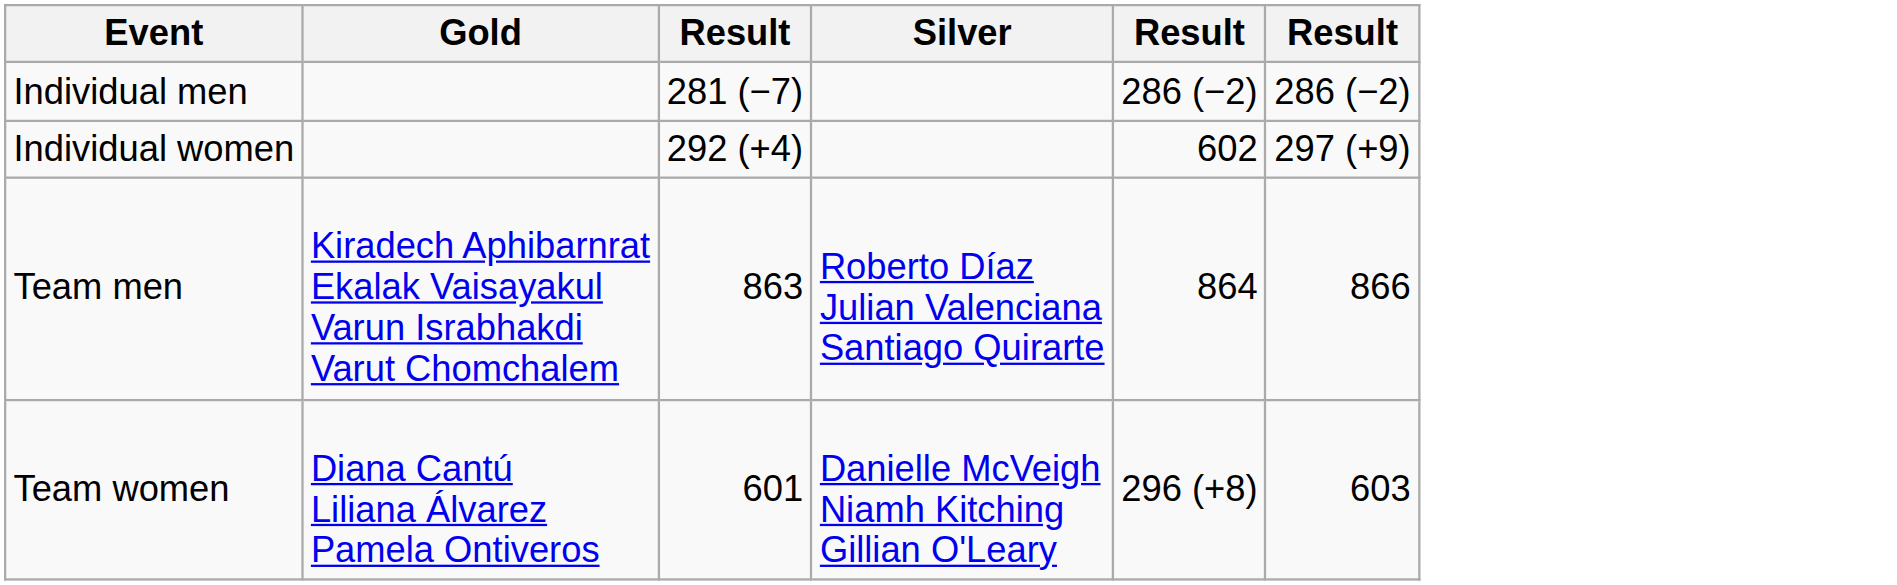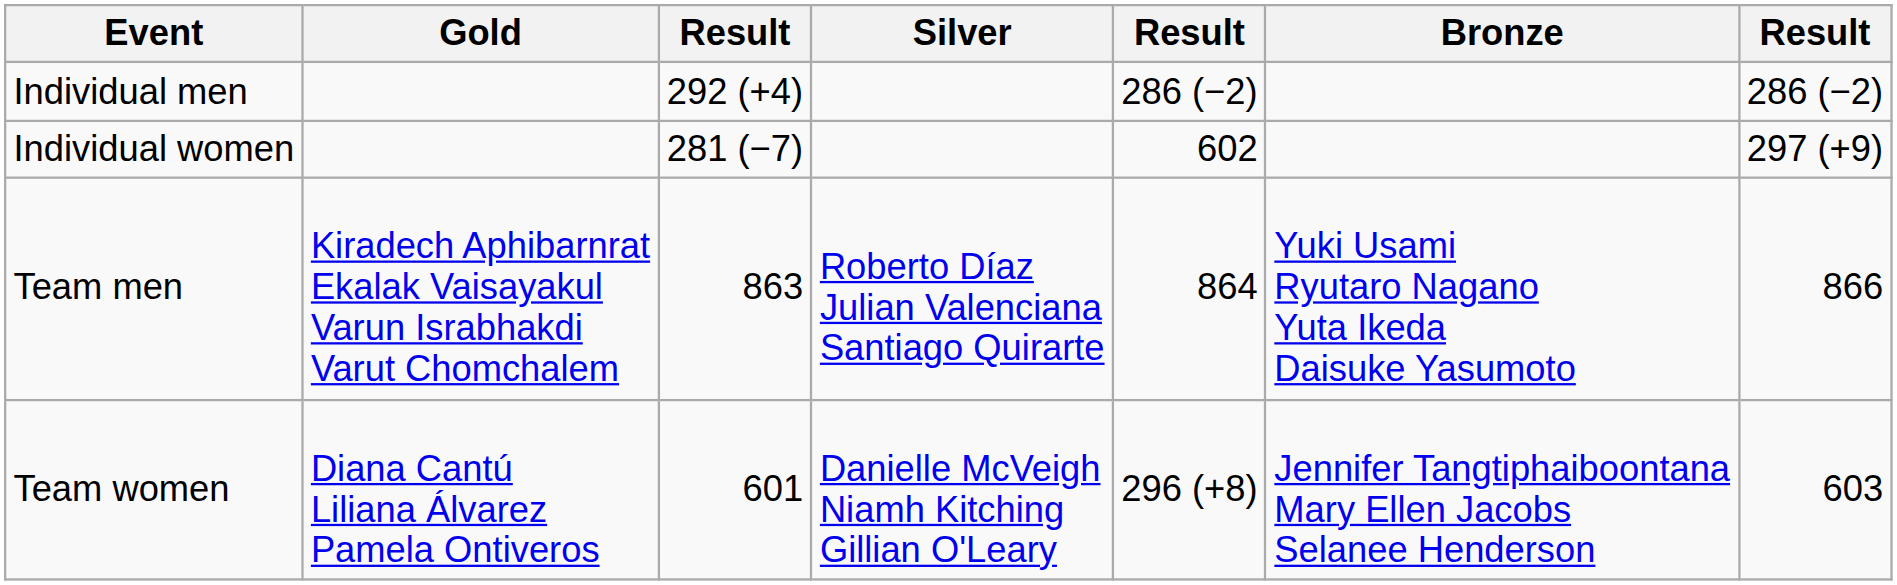+ column: (1502, 33)
(735, 90) 281 (−7) -> (735, 90) 292 (+4)
(735, 148) 292 (+4) -> (735, 148) 281 (−7)
